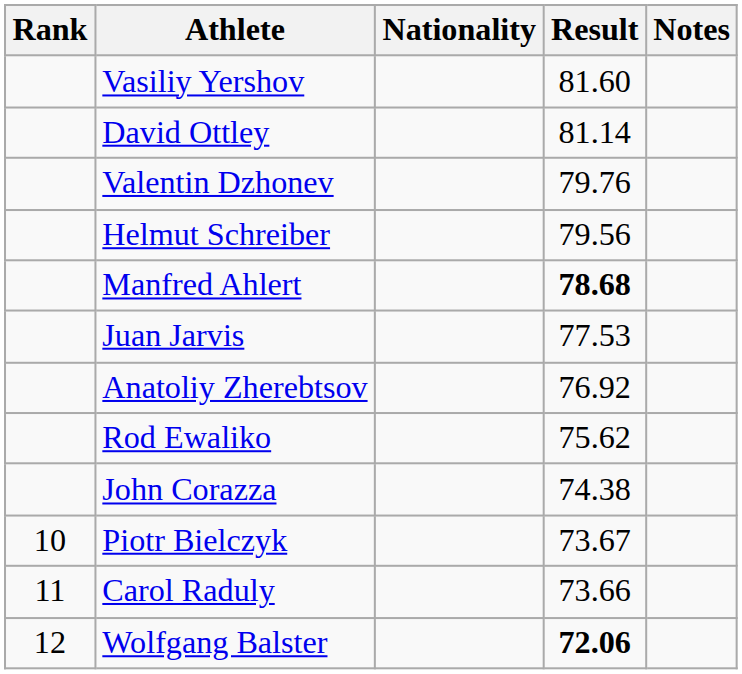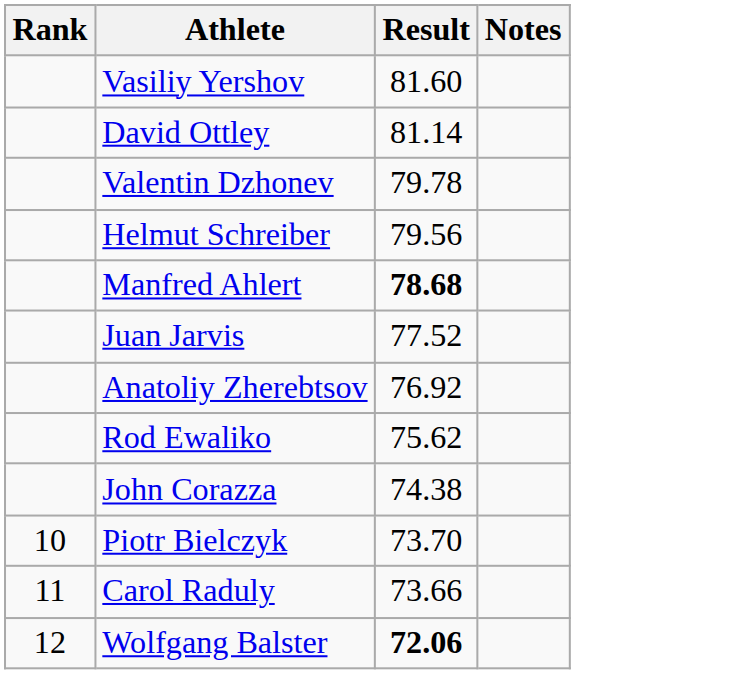- column: (459, 30)
(595, 183) 79.76 -> (426, 183) 79.78
(595, 336) 77.53 -> (426, 336) 77.52
(595, 540) 73.67 -> (426, 540) 73.70
